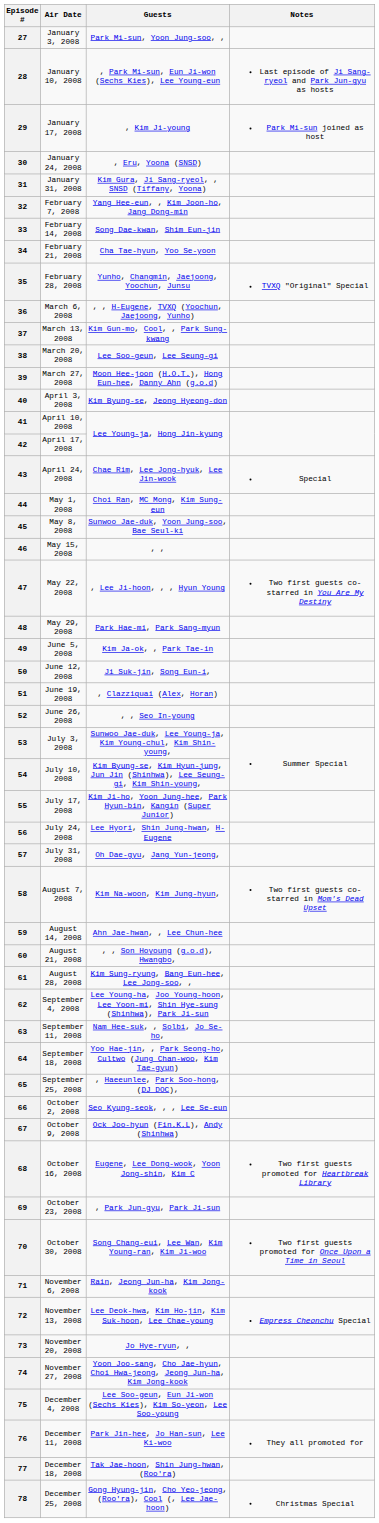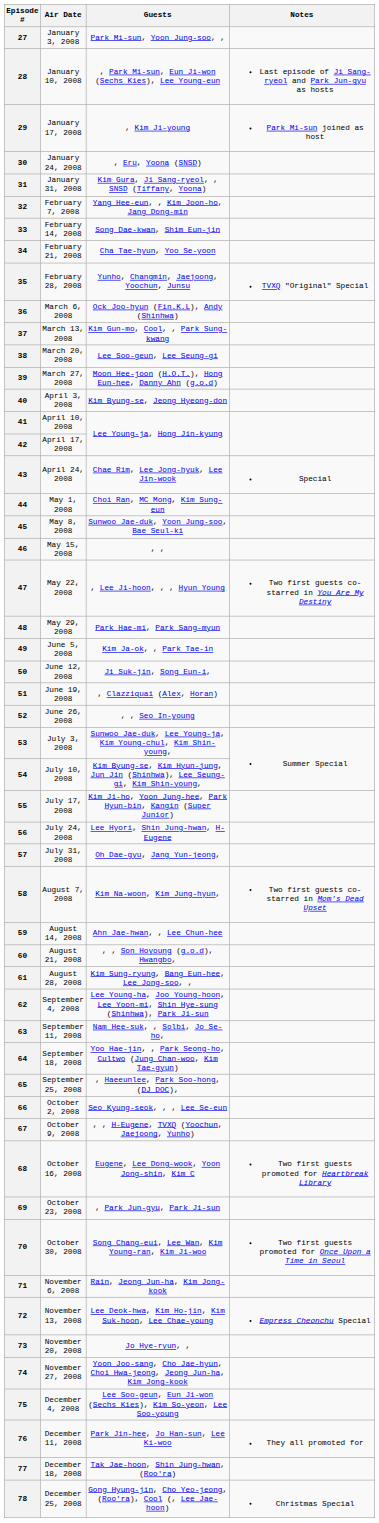(158, 311) , , H-Eugene, TVXQ (Yoochun, Jaejoong, Yunho) -> (158, 311) Ock Joo-hyun (Fin.K.L), Andy (Shinhwa)
(158, 1129) Ock Joo-hyun (Fin.K.L), Andy (Shinhwa) -> (158, 1129) , , H-Eugene, TVXQ (Yoochun, Jaejoong, Yunho)
